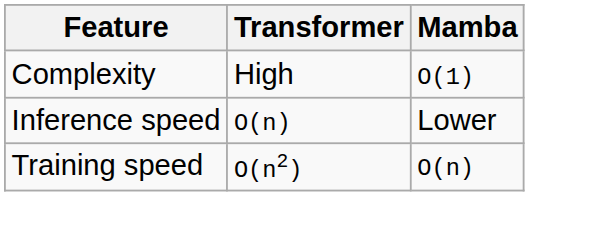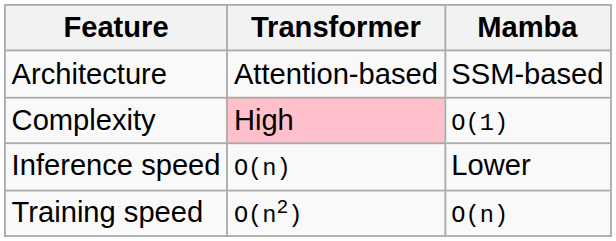+ row: (89, 73)
(264, 73) no background -> (264, 119) pink background
